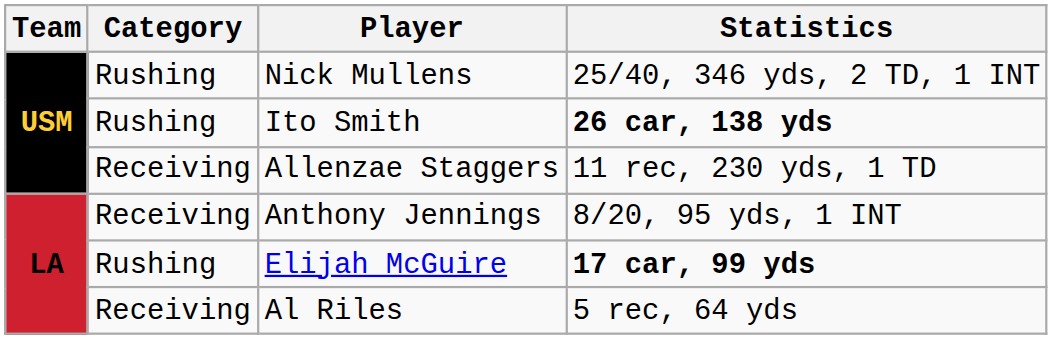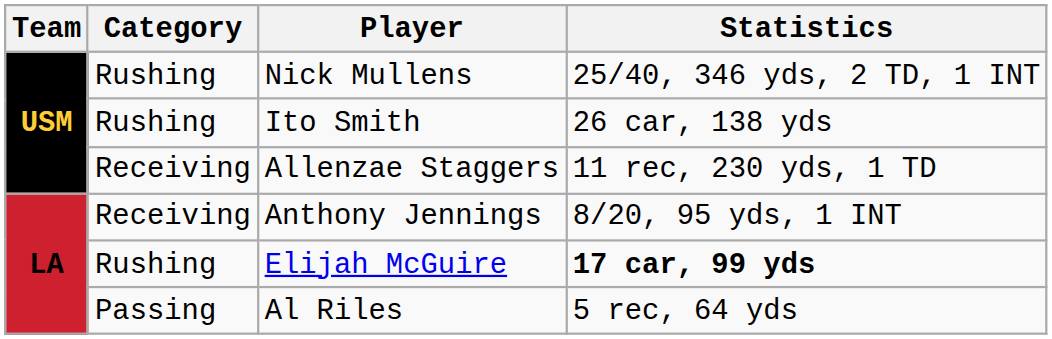(703, 123) bold -> (703, 123) normal
(173, 311) Receiving -> (156, 311) Passing
